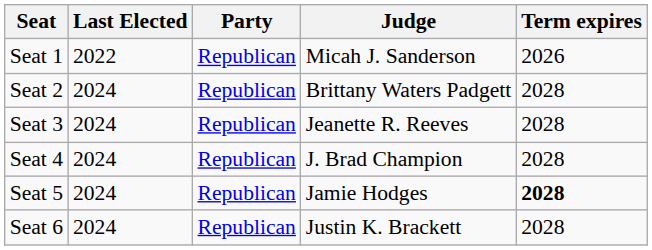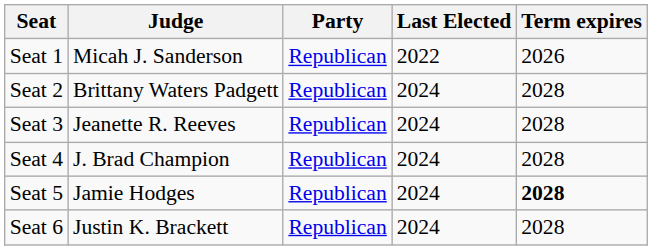columns swapped: (409, 21) <-> (130, 21)
